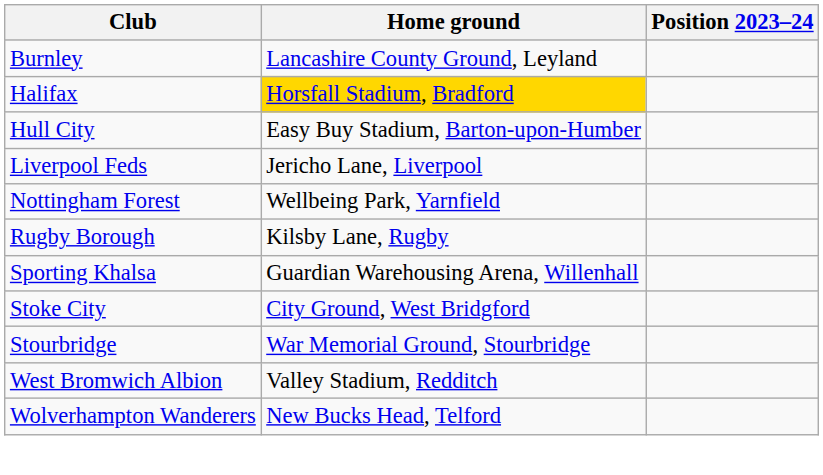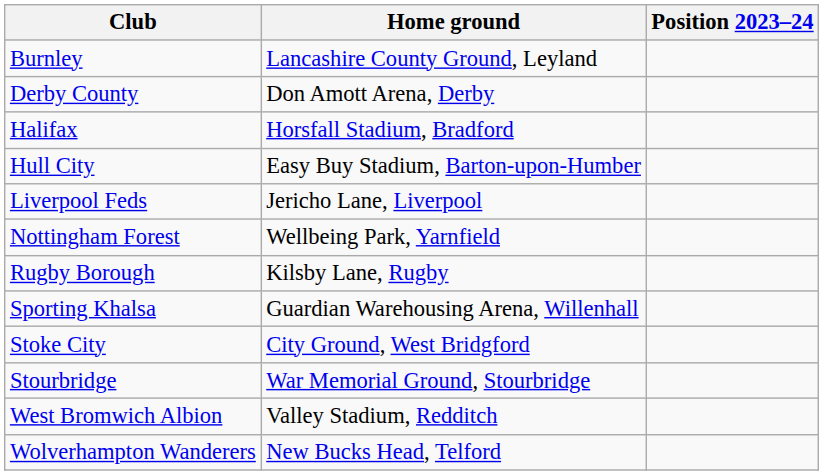+ row: (74, 93)
(390, 93) gold background -> (390, 129) no background
